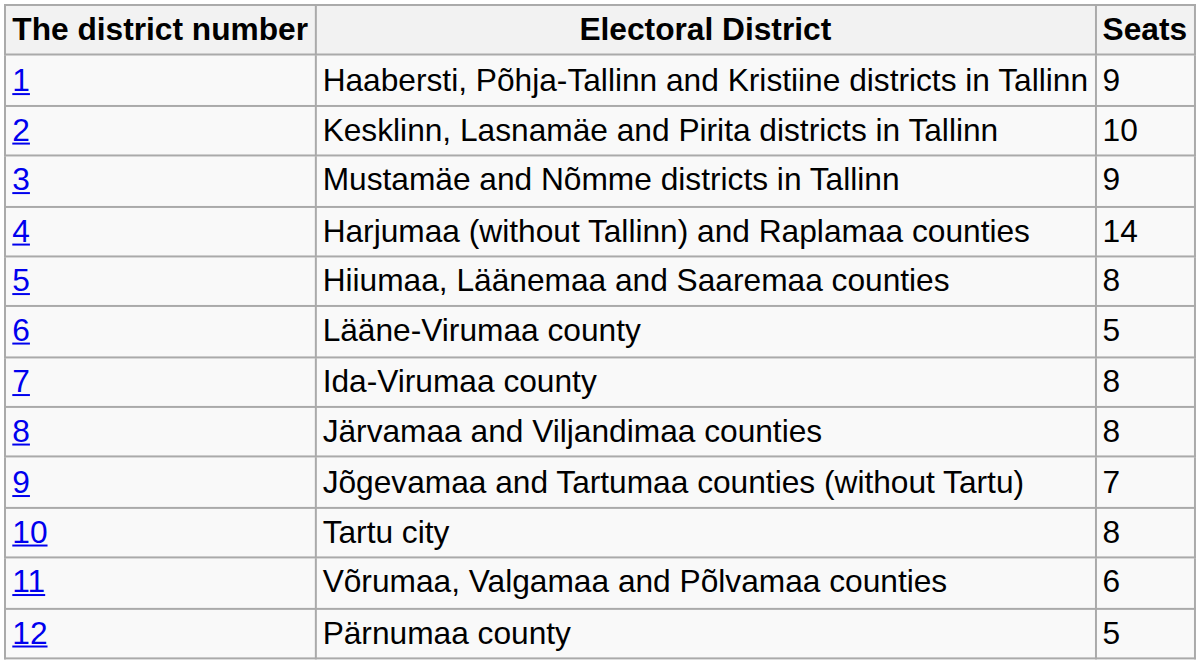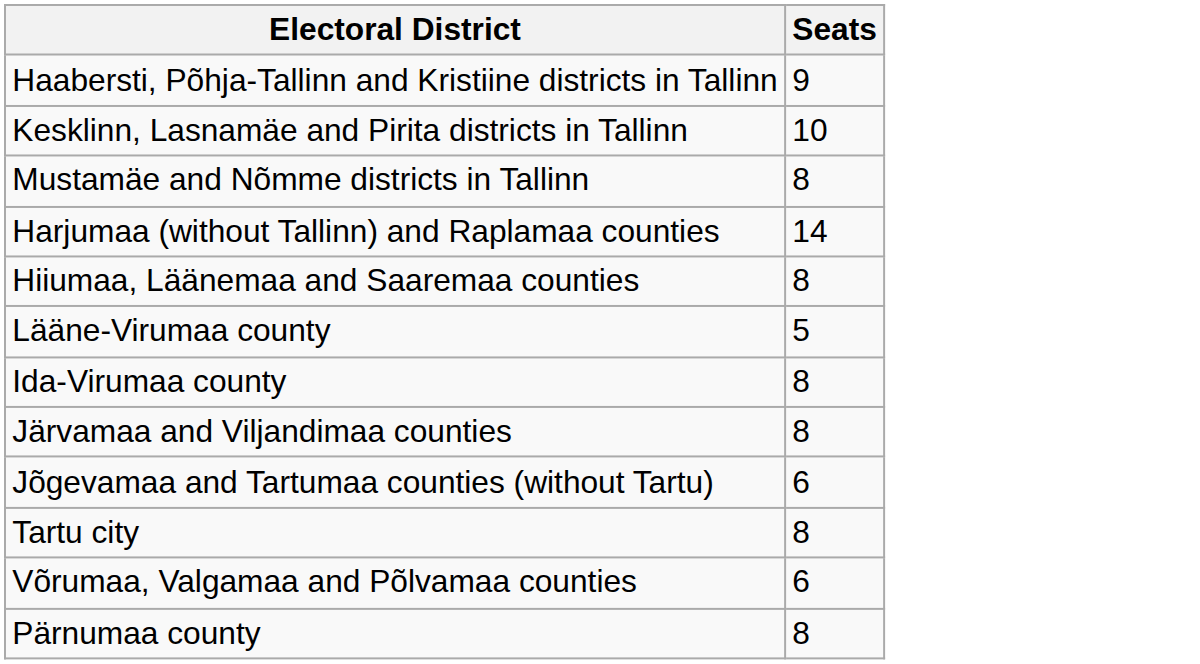- column: (160, 29)
(1111, 180) 9 -> (801, 180) 8
(1111, 481) 7 -> (801, 481) 6
(1111, 632) 5 -> (801, 632) 8
